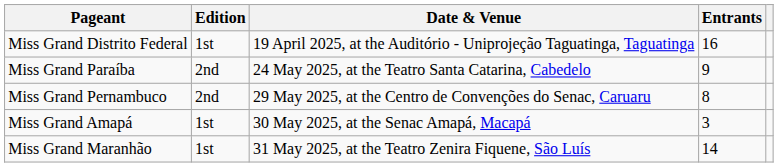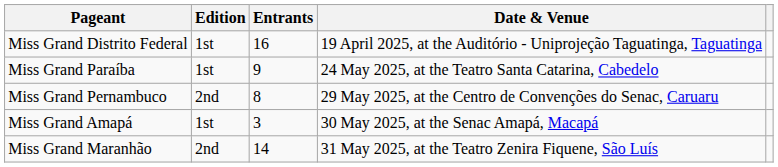columns swapped: (474, 17) <-> (732, 17)
(207, 70) 2nd -> (204, 70) 1st
(204, 149) 1st -> (207, 149) 2nd
